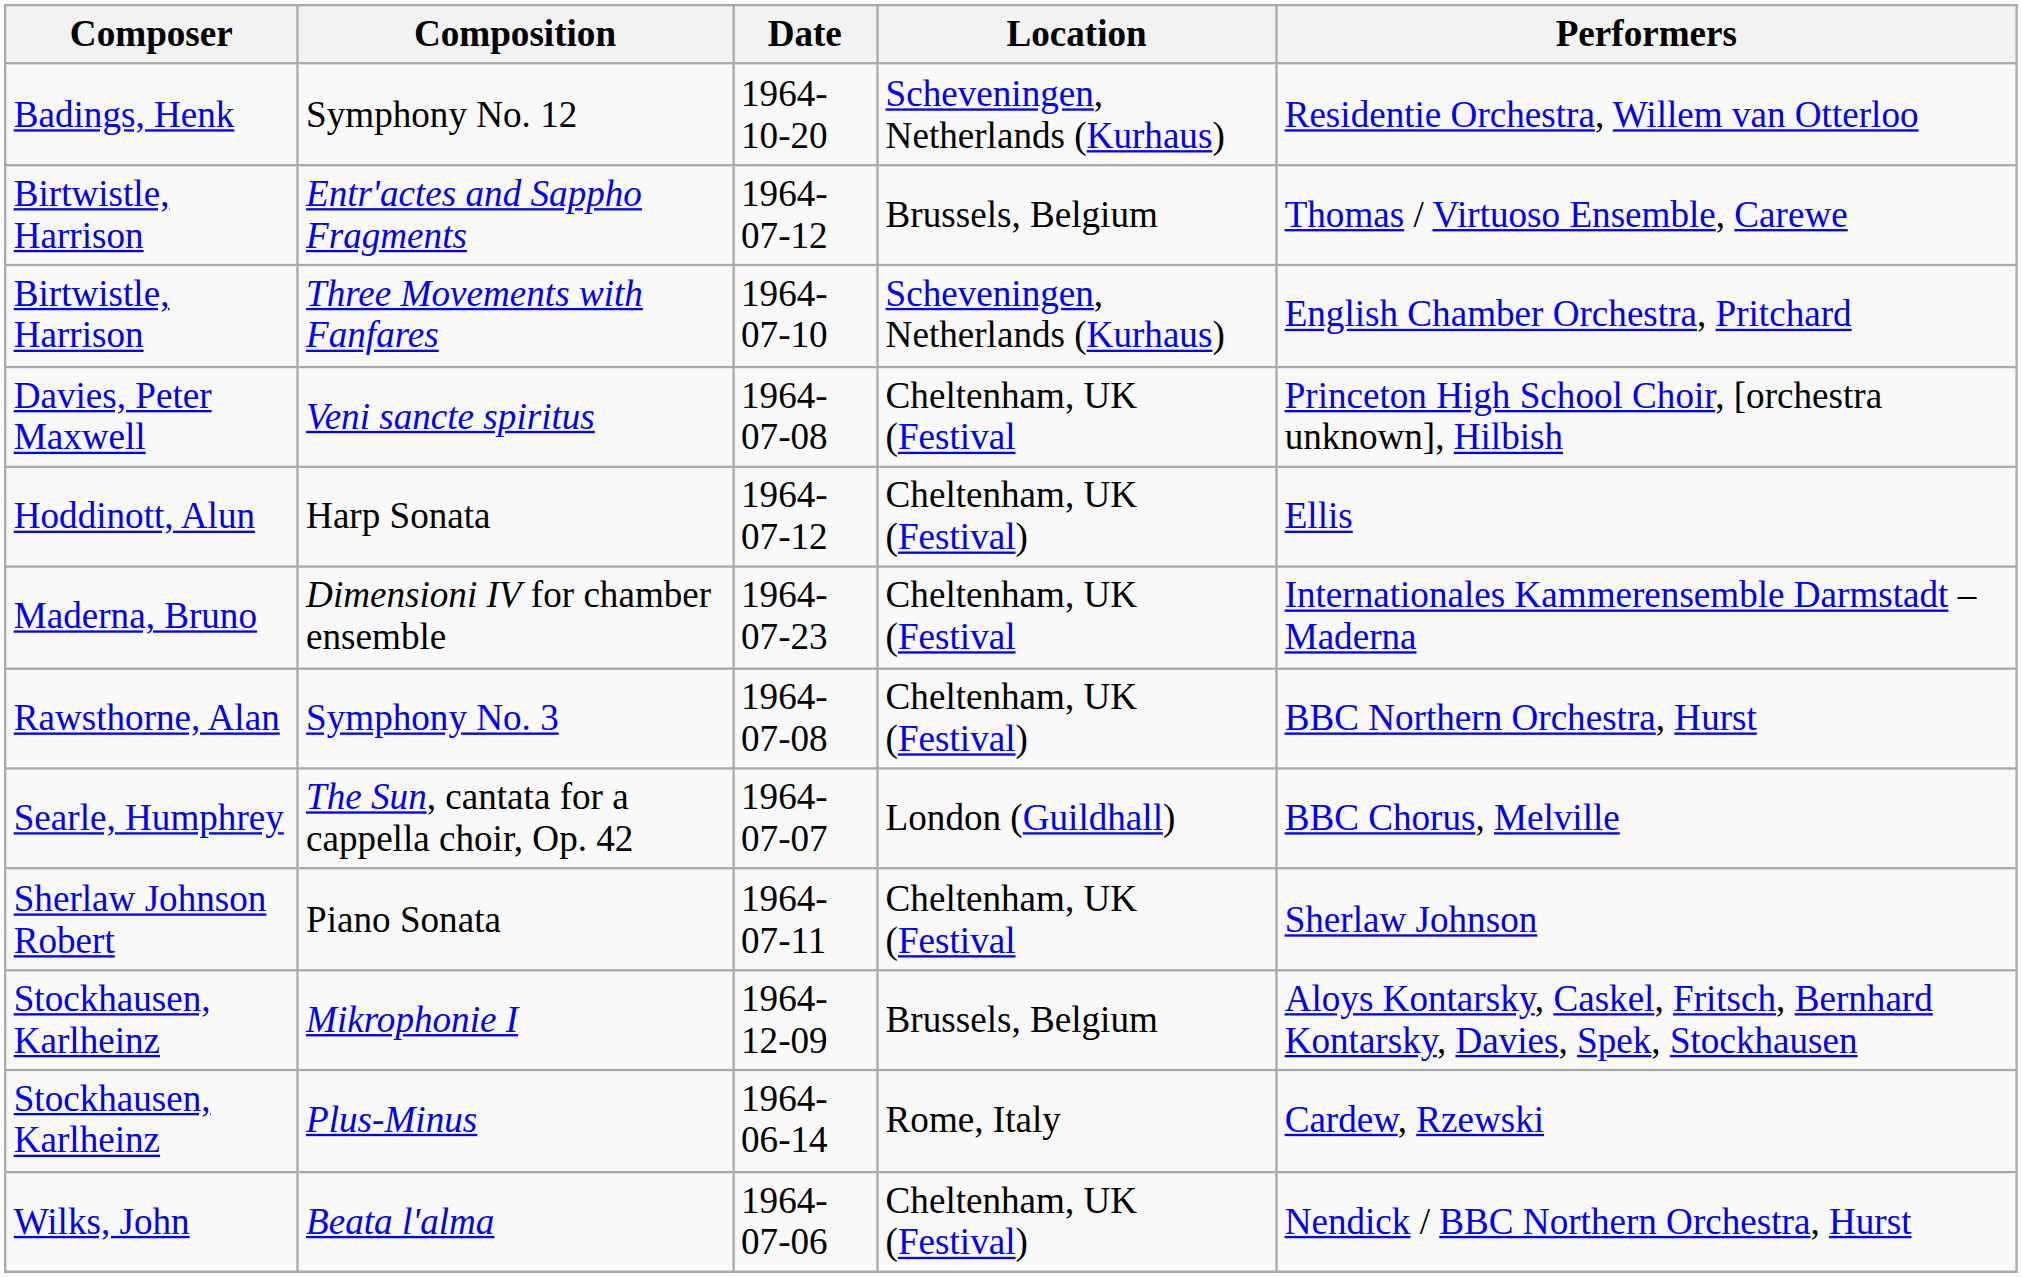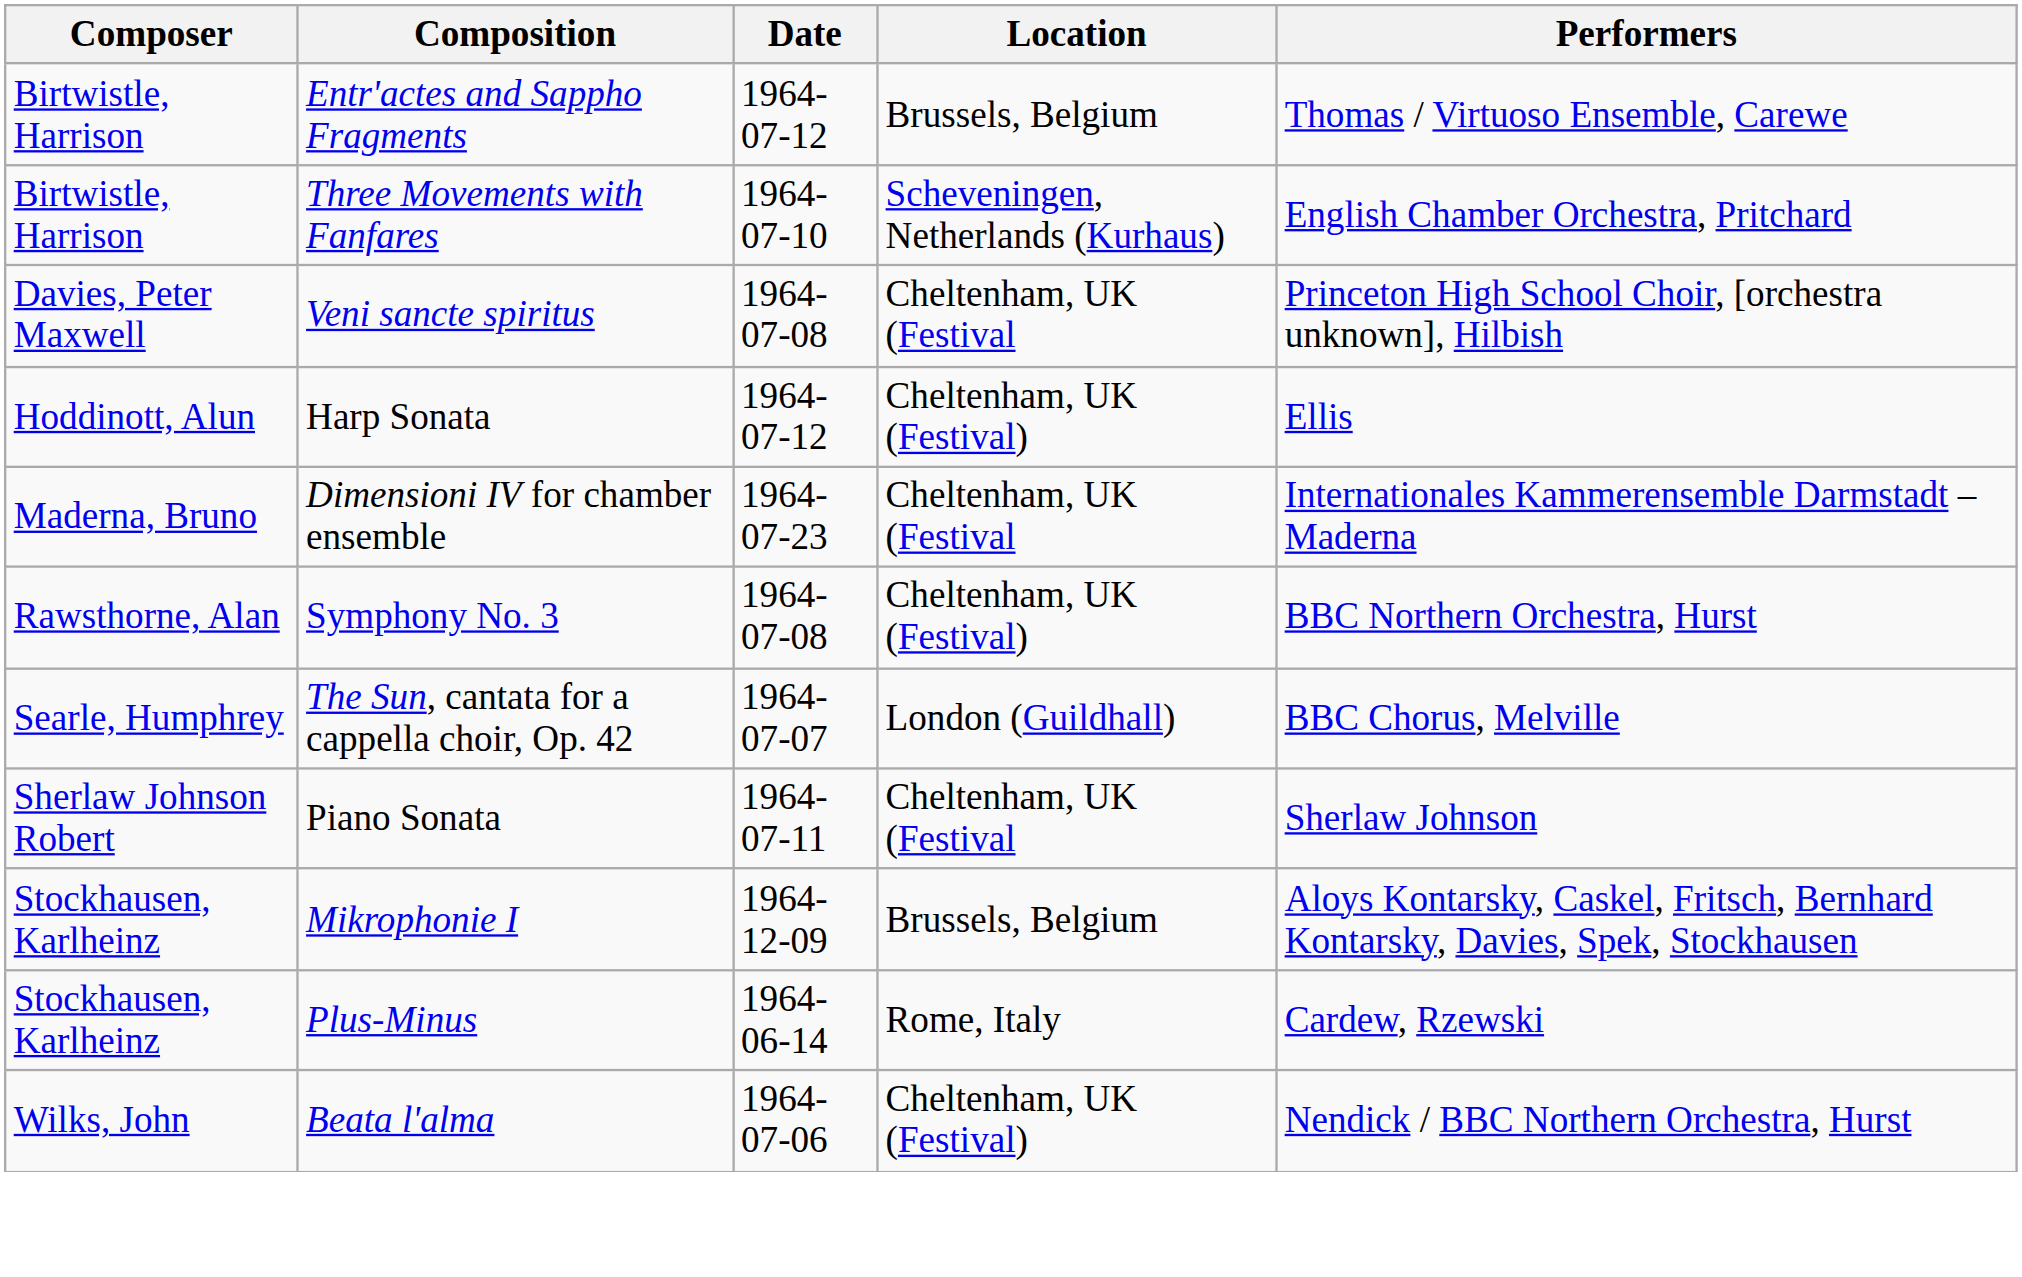- row: (442, 113)
